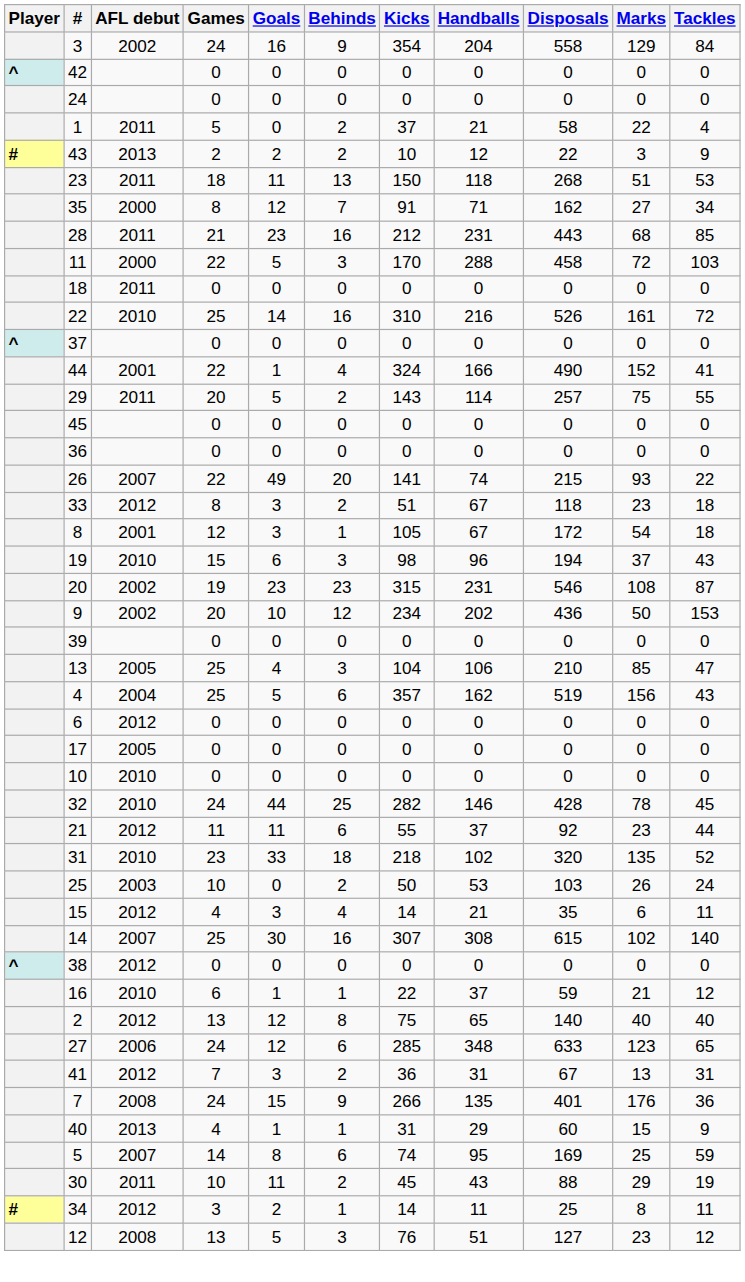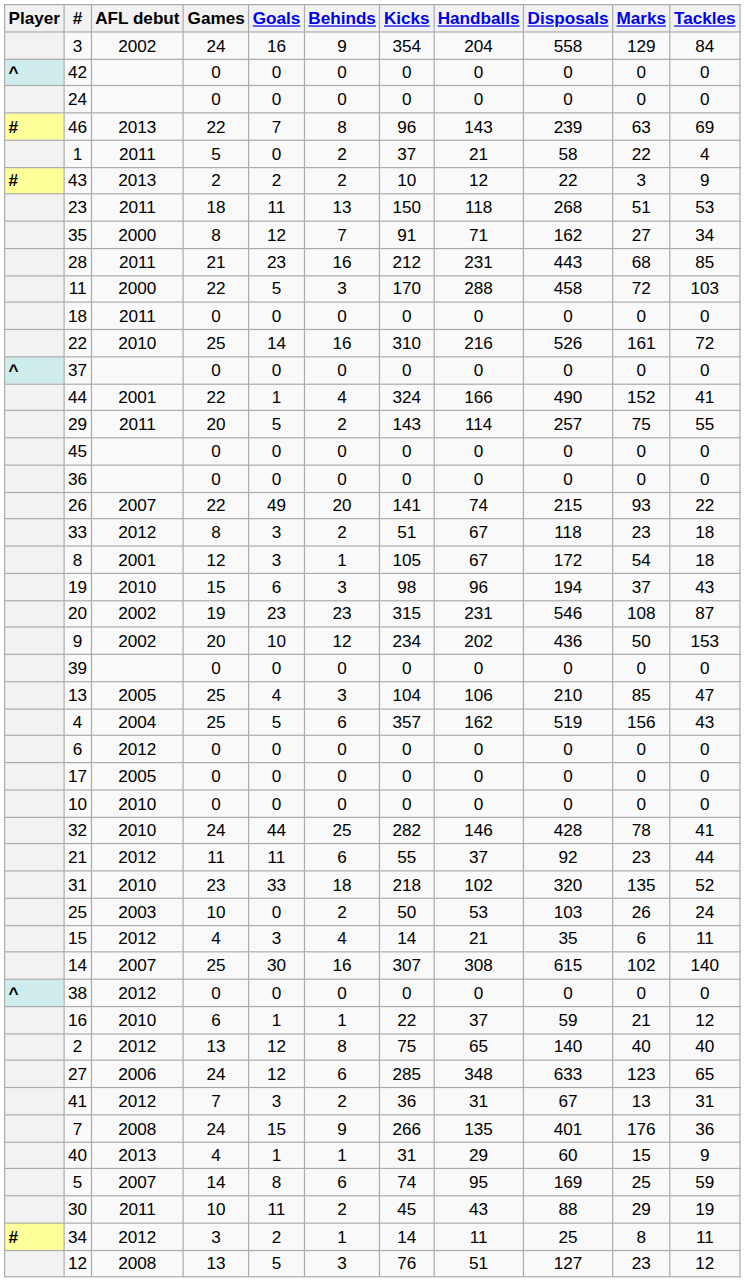+ row: (78, 127)
(705, 804) 45 -> (705, 831) 41
